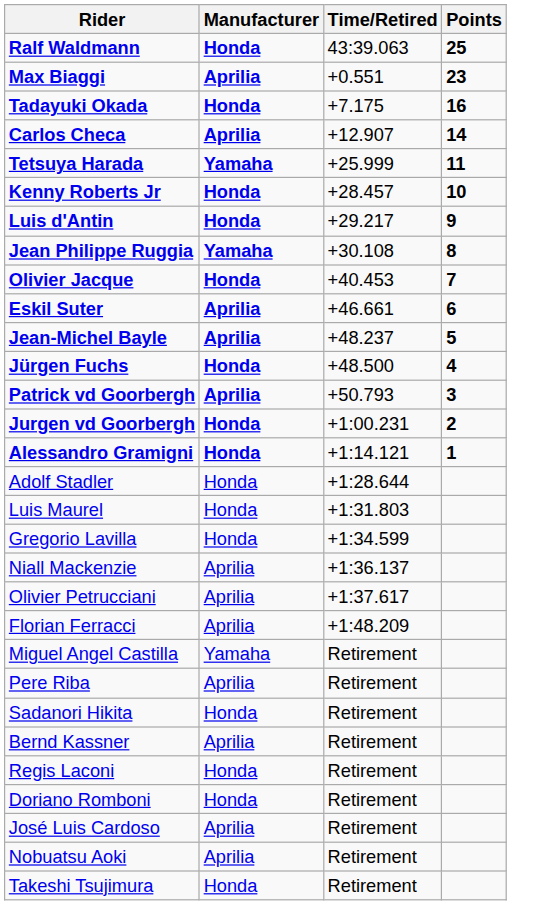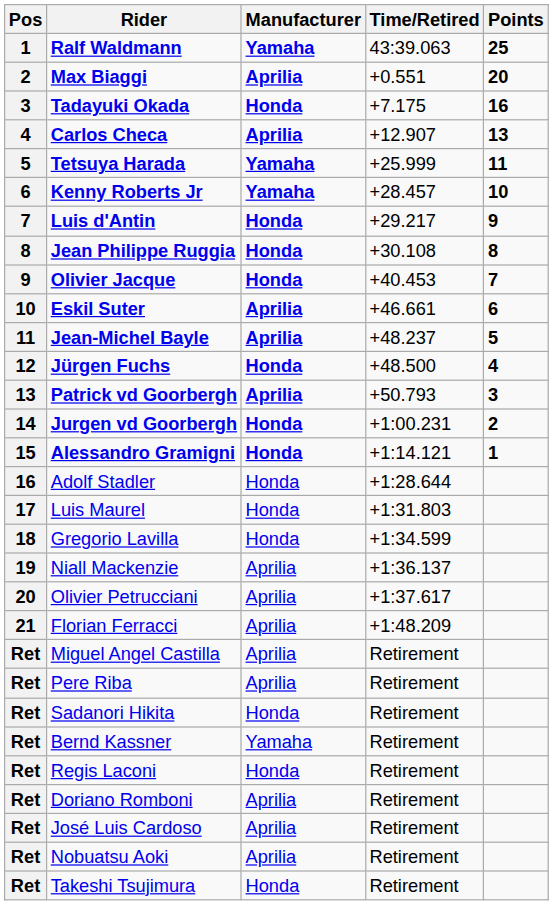+ column: (26, 19)
(232, 48) Honda -> (280, 48) Yamaha
(456, 77) 23 -> (498, 77) 20
(456, 135) 14 -> (498, 135) 13
(232, 192) Honda -> (280, 192) Yamaha
(238, 250) Yamaha -> (274, 250) Honda
(237, 654) Yamaha -> (271, 654) Aprilia
(229, 741) Aprilia -> (279, 741) Yamaha
(231, 799) Honda -> (271, 799) Aprilia
